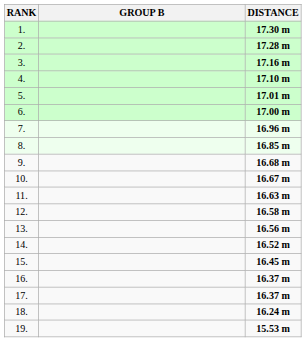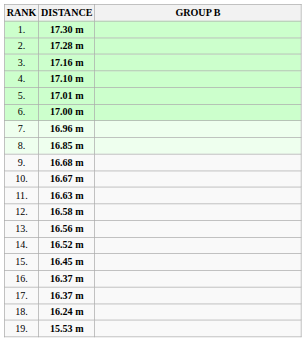columns swapped: (142, 13) <-> (273, 13)
